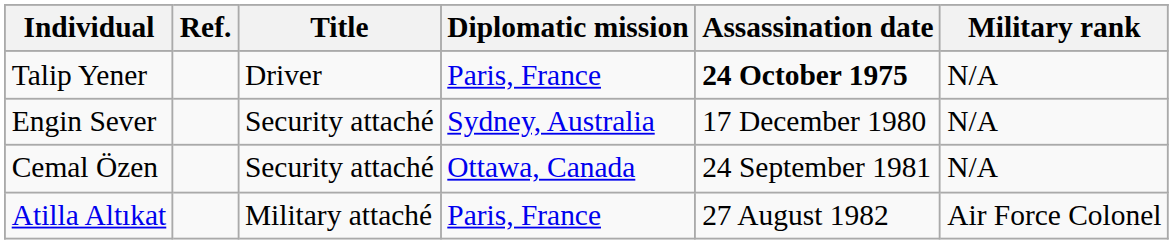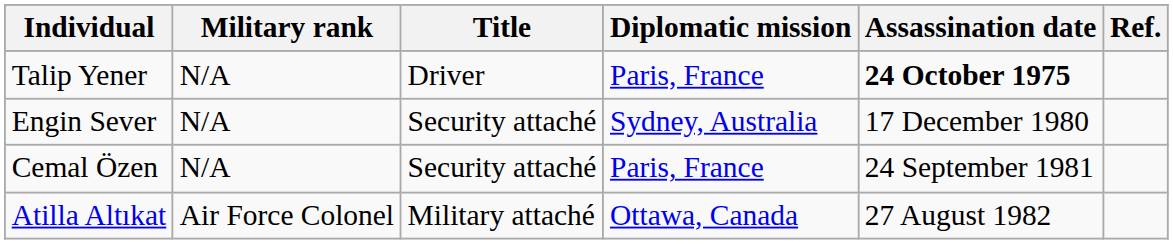columns swapped: (1054, 27) <-> (206, 27)
(541, 167) Ottawa, Canada -> (687, 167) Paris, France
(524, 214) Paris, France -> (704, 214) Ottawa, Canada
